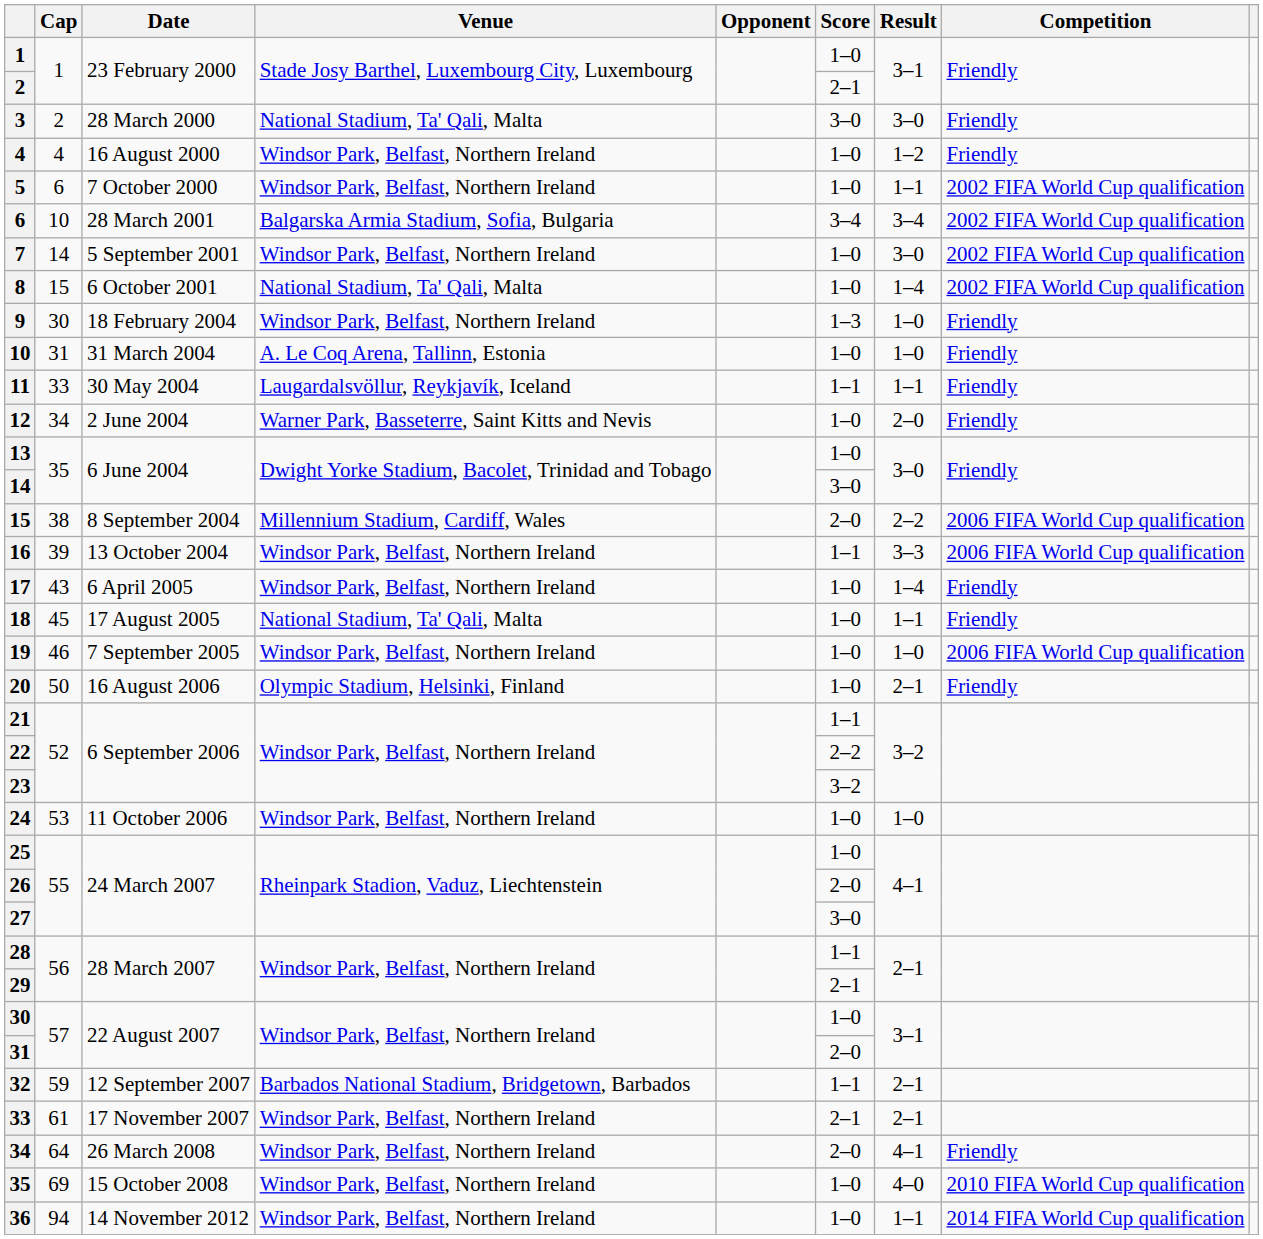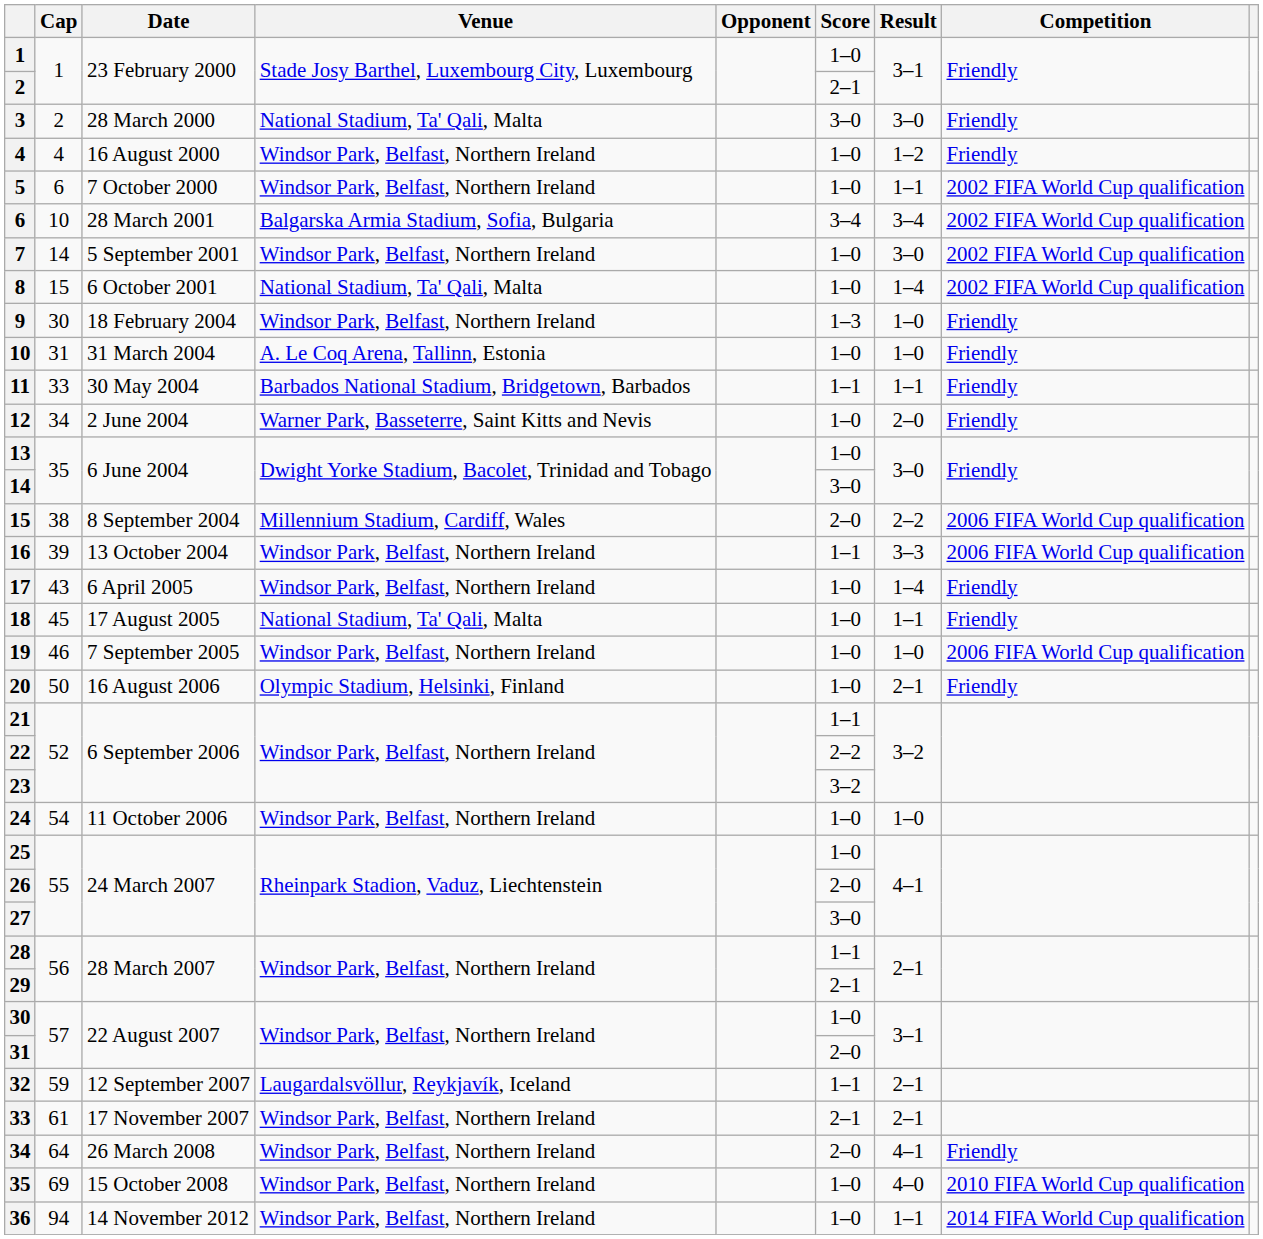(415, 386) Laugardalsvöllur, Reykjavík, Iceland -> (475, 386) Barbados National Stadium, Bridgetown, Barbados
(59, 818) 53 -> (59, 818) 54
(475, 1084) Barbados National Stadium, Bridgetown, Barbados -> (415, 1084) Laugardalsvöllur, Reykjavík, Iceland
